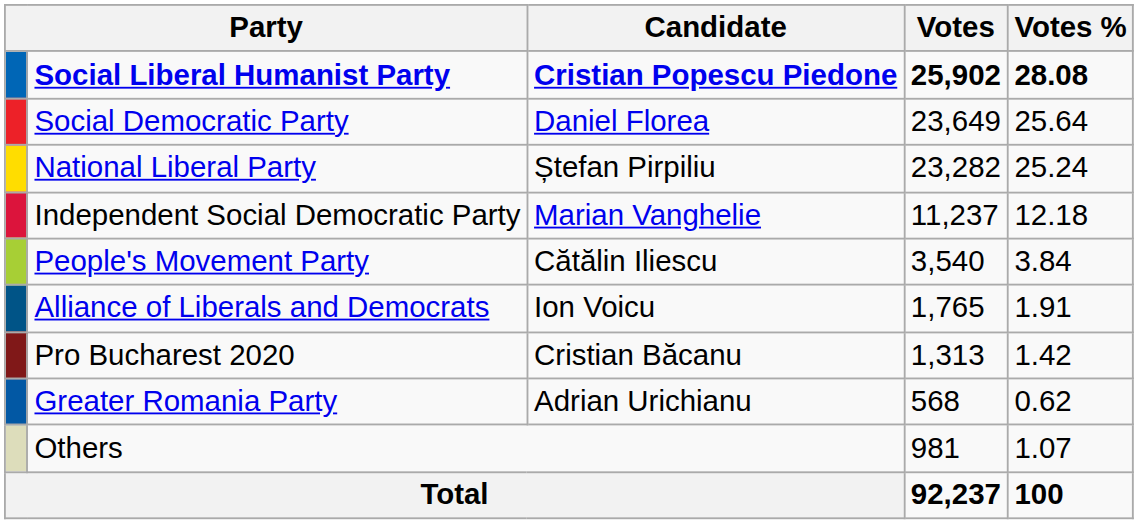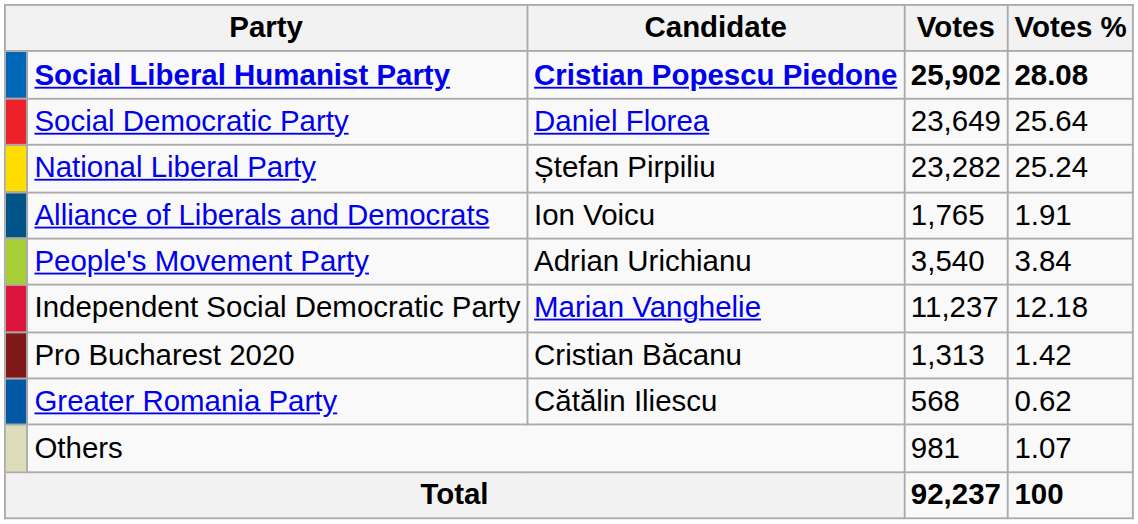rows swapped: (277, 214) <-> (262, 307)
(626, 261) Cătălin Iliescu -> (643, 261) Adrian Urichianu
(643, 401) Adrian Urichianu -> (626, 401) Cătălin Iliescu
